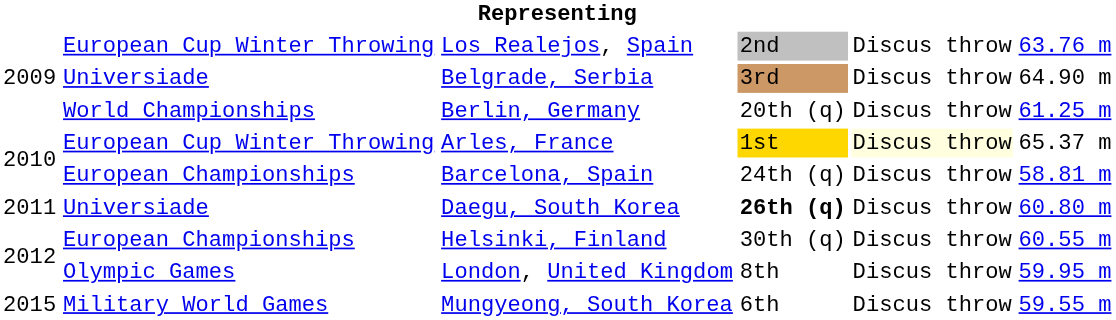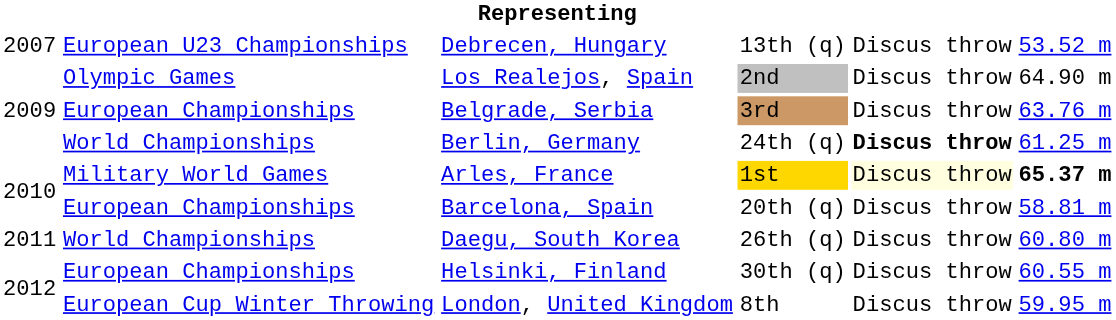+ row: (554, 46)
(249, 46) European Cup Winter Throwing -> (149, 78) Olympic Games
(1065, 46) 63.76 m -> (1065, 78) 64.90 m
(136, 78) Universiade -> (209, 111) European Championships
(1065, 78) 64.90 m -> (1065, 111) 63.76 m
(793, 111) 20th (q) -> (793, 143) 24th (q)
(932, 111) normal -> (932, 143) bold
(249, 143) European Cup Winter Throwing -> (196, 175) Military World Games
(1065, 143) normal -> (1065, 175) bold
(793, 175) 24th (q) -> (793, 208) 20th (q)
(136, 208) Universiade -> (189, 240) World Championships
(793, 208) bold -> (793, 240) normal
(149, 272) Olympic Games -> (249, 305) European Cup Winter Throwing
- row: (587, 305)
